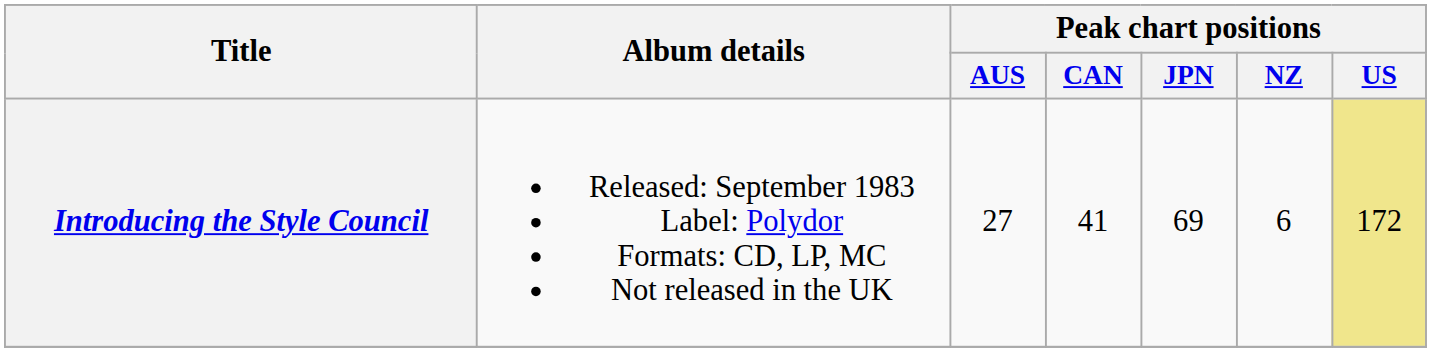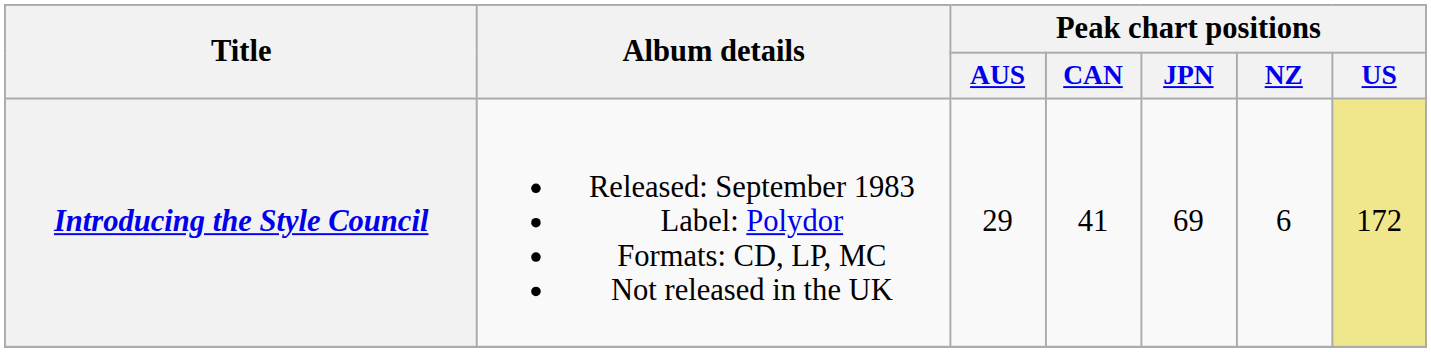(998, 221) 27 -> (998, 221) 29
